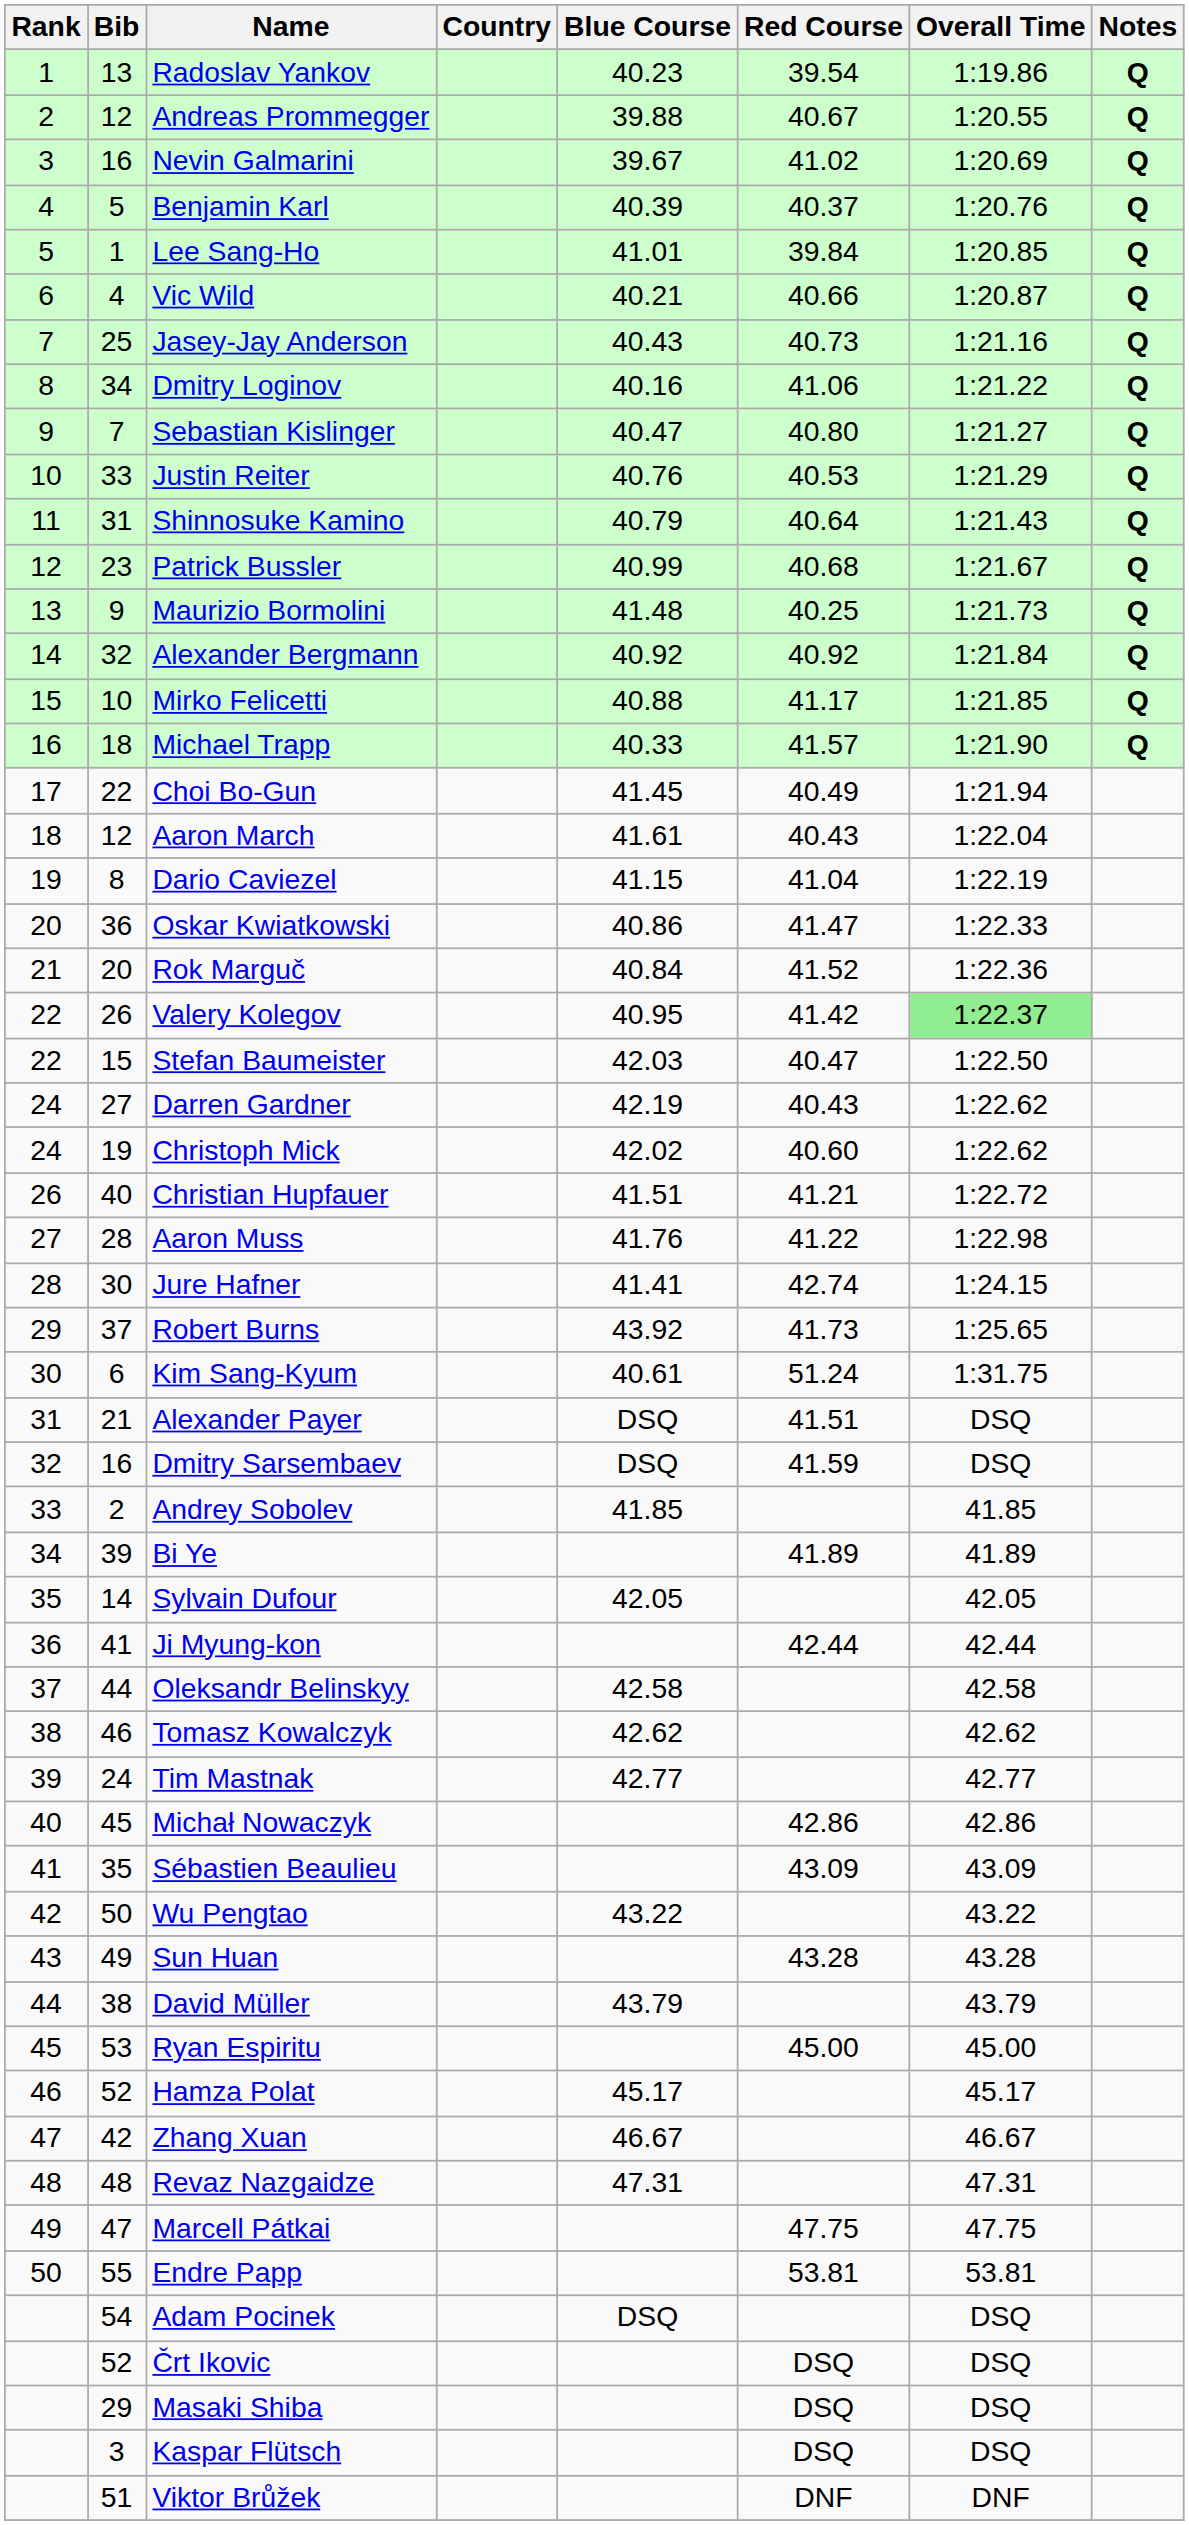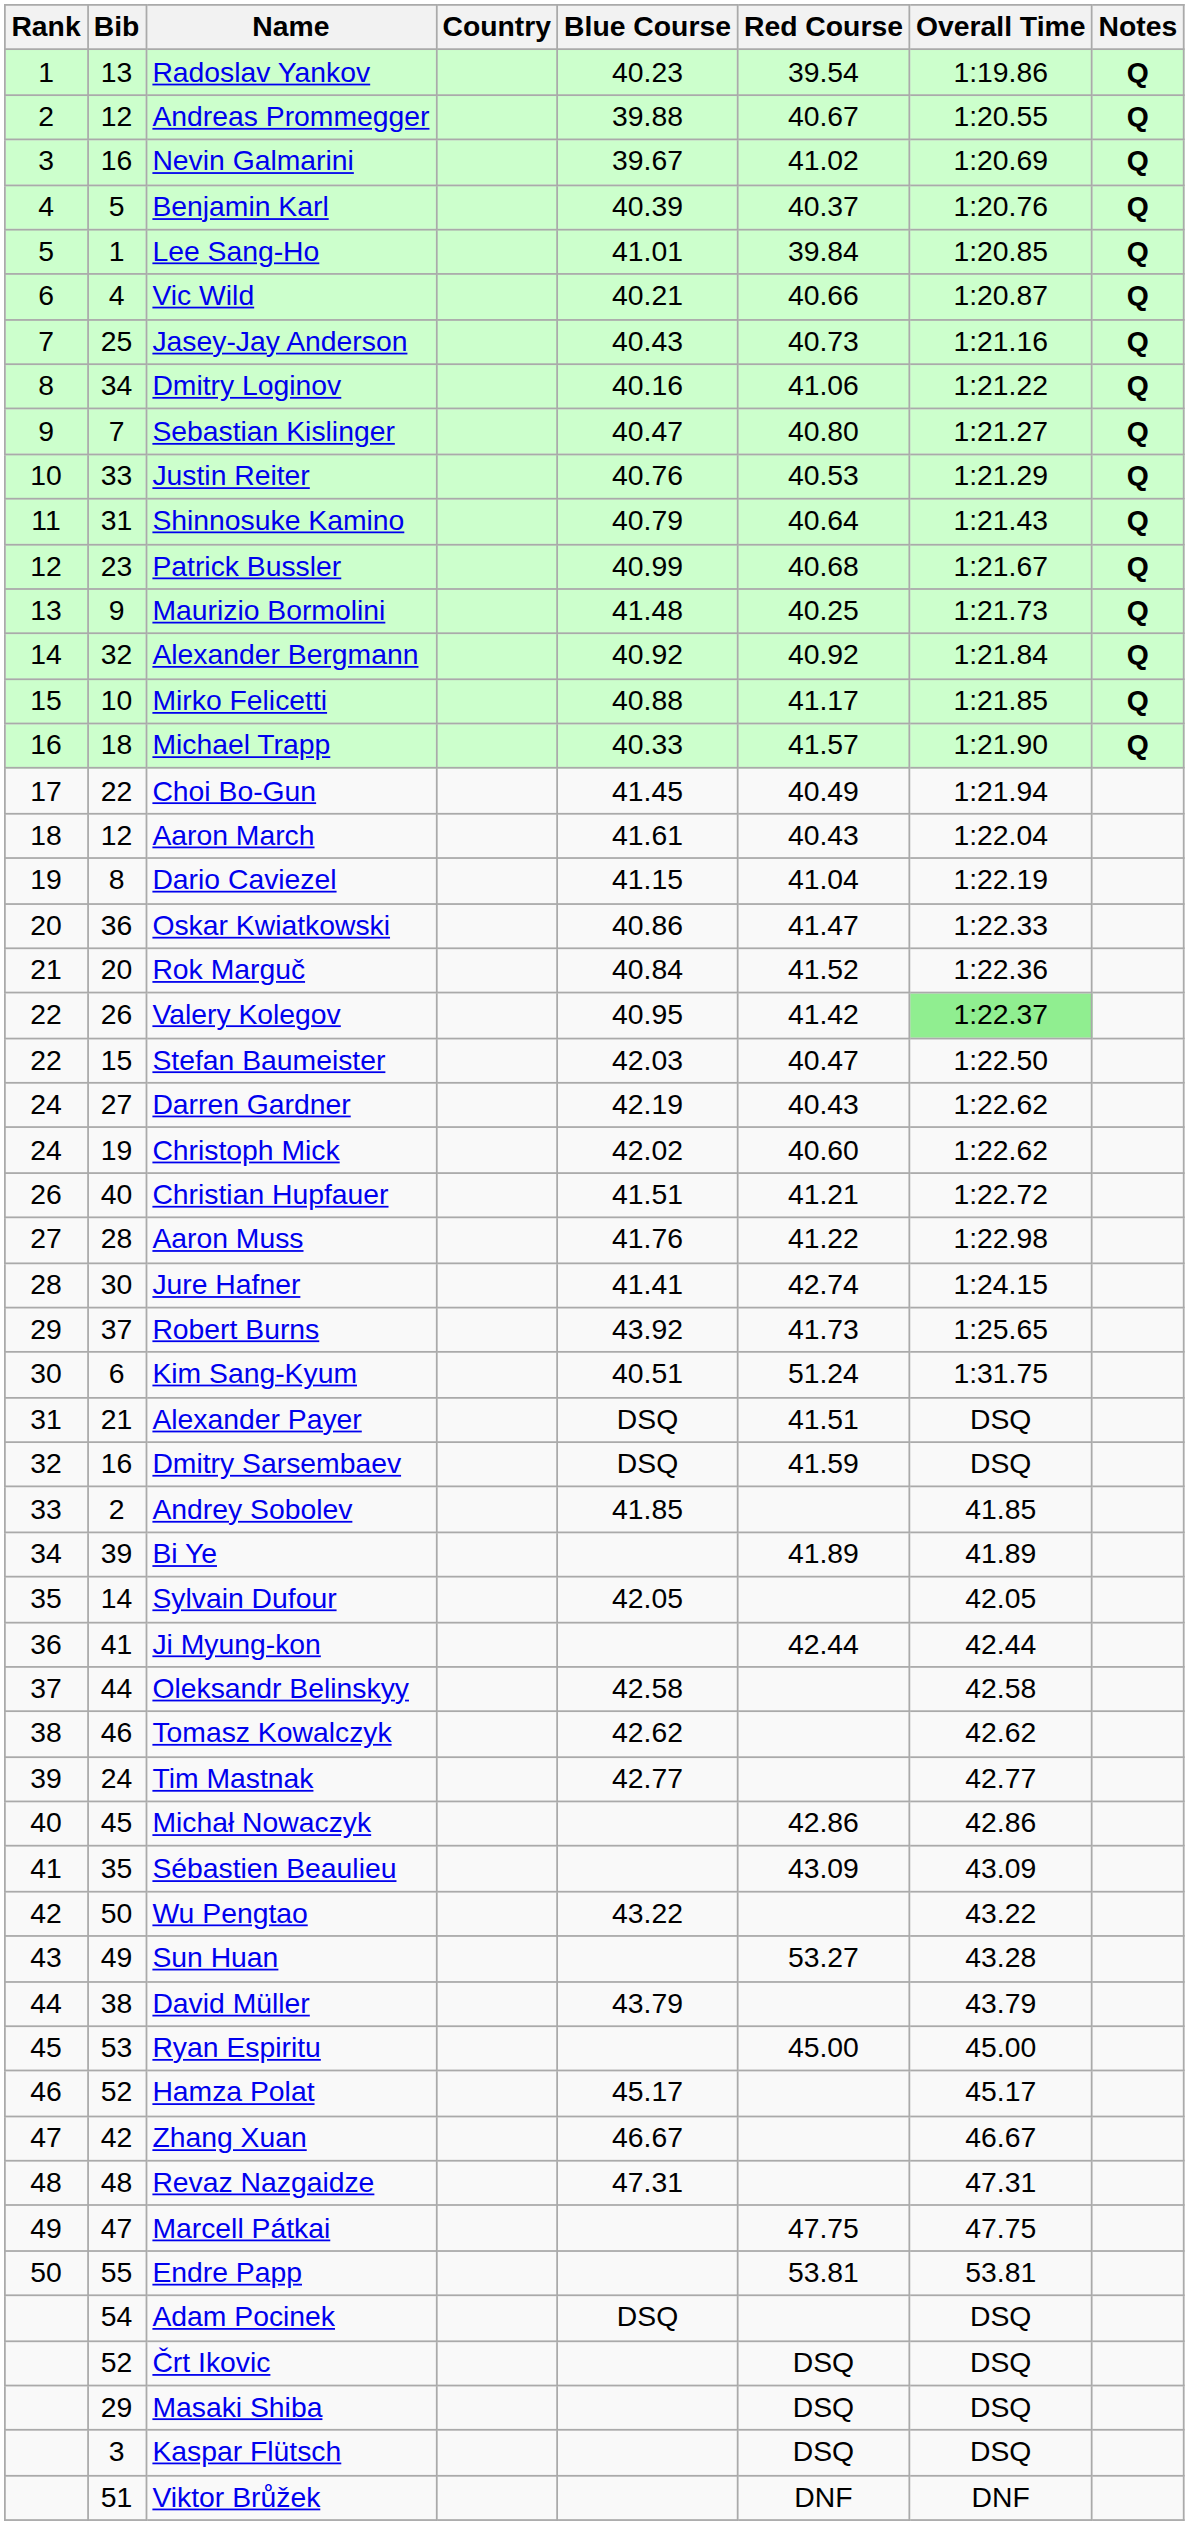(647, 1374) 40.61 -> (647, 1374) 40.51
(823, 1958) 43.28 -> (823, 1958) 53.27
